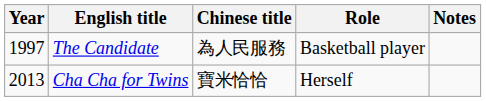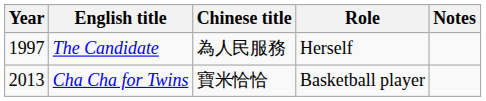(362, 48) Basketball player -> (326, 48) Herself
(326, 80) Herself -> (362, 80) Basketball player
